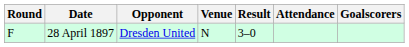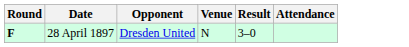- column: (371, 14)
(10, 33) normal -> (11, 33) bold
